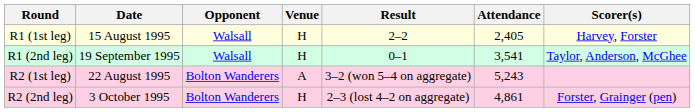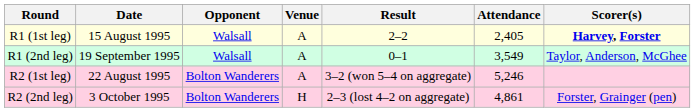(302, 35) H -> (302, 35) A
(617, 35) normal -> (617, 35) bold
(302, 55) H -> (302, 55) A
(509, 55) 3,541 -> (509, 55) 3,549
(509, 76) 5,243 -> (509, 76) 5,246
